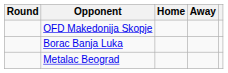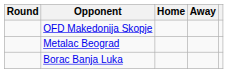rows swapped: (83, 44) <-> (81, 60)
